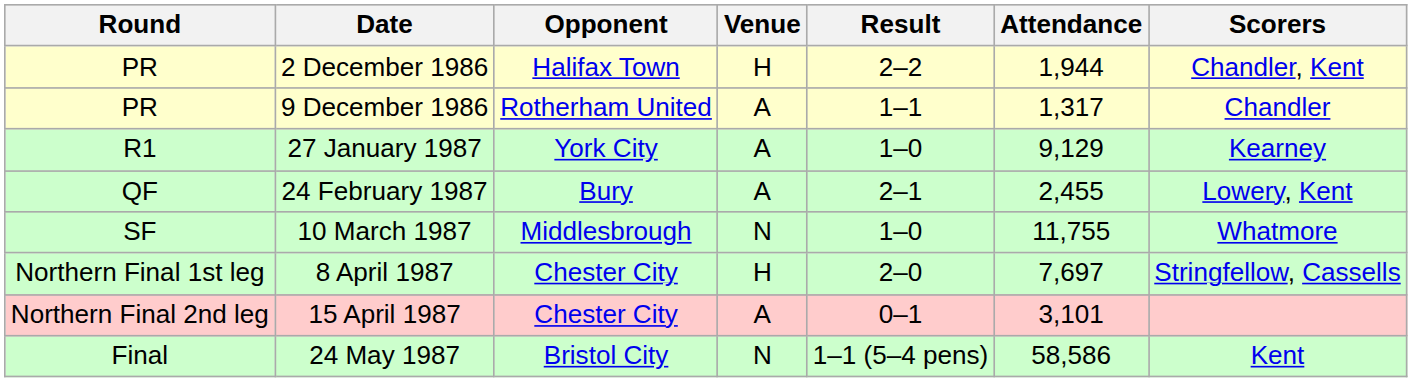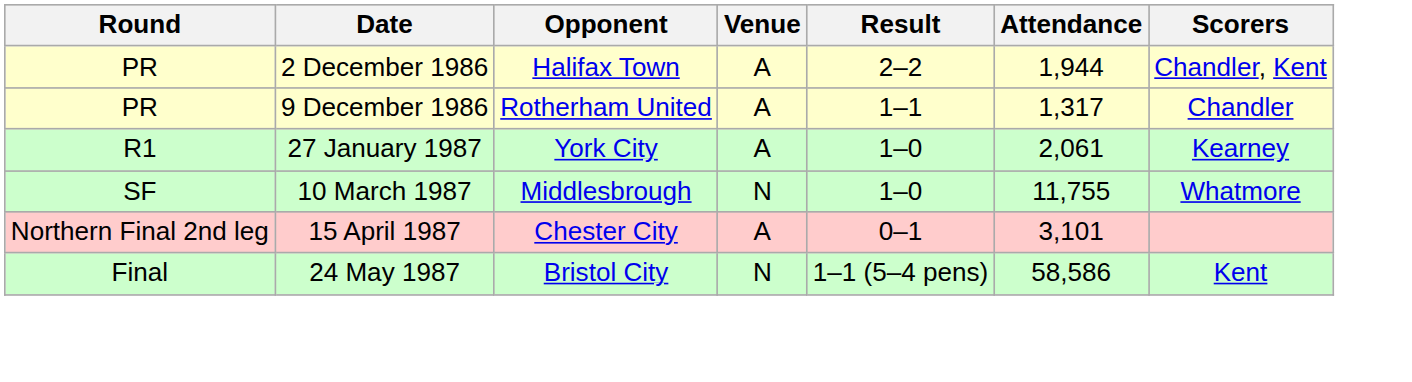(762, 66) H -> (762, 66) A
(1071, 149) 9,129 -> (1071, 149) 2,061
- row: (385, 190)
- row: (385, 273)
